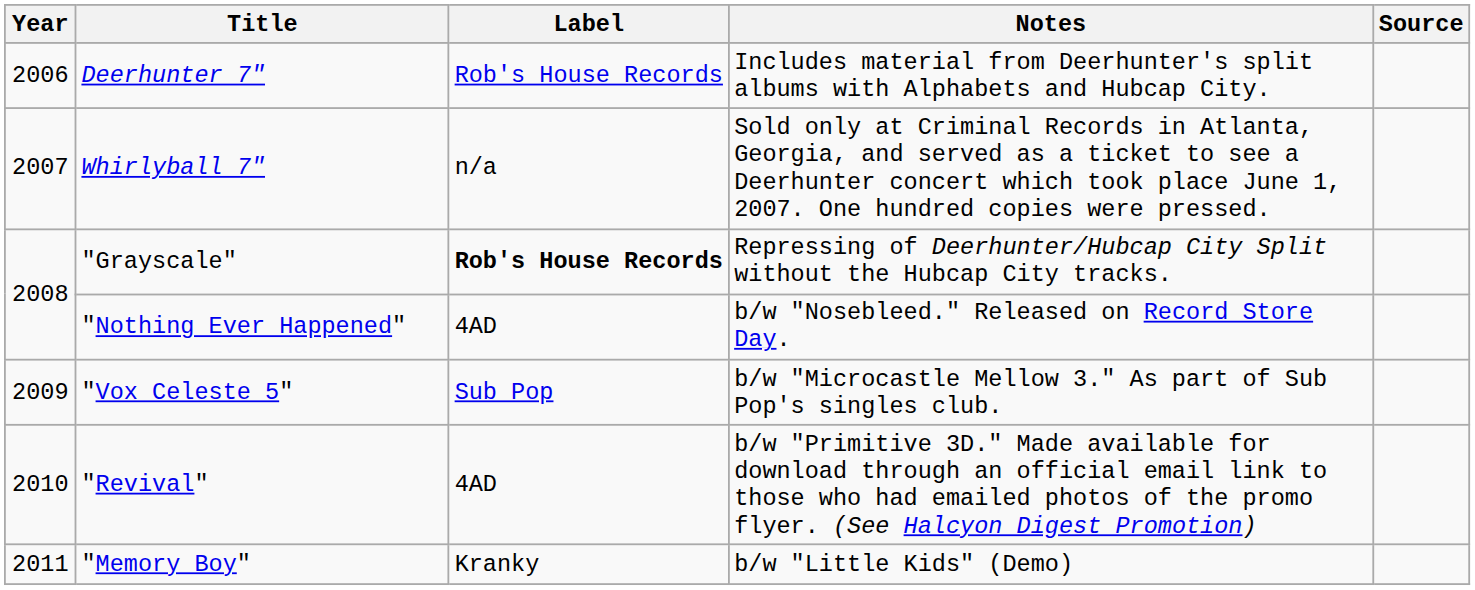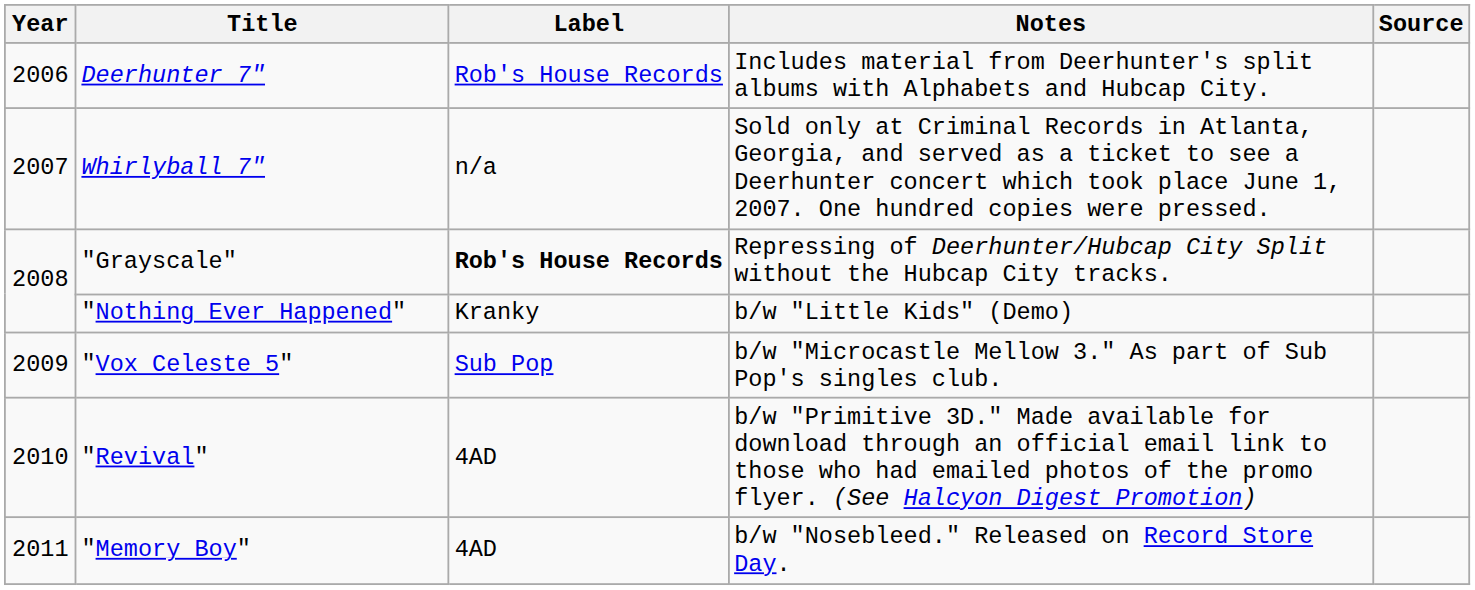(476, 327) 4AD -> (497, 313) Kranky
(1024, 327) b/w "Nosebleed." Released on Record Store Day. -> (904, 313) b/w "Little Kids" (Demo)
(497, 564) Kranky -> (476, 550) 4AD
(904, 564) b/w "Little Kids" (Demo) -> (1024, 550) b/w "Nosebleed." Released on Record Store Day.
